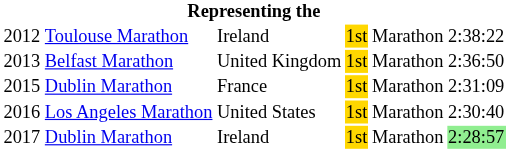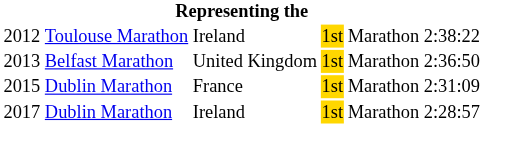- row: (22, 111)
(476, 137) lightgreen background -> (452, 111) no background
